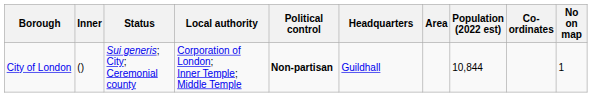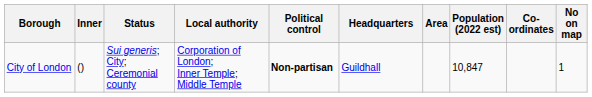(468, 68) 10,844 -> (468, 68) 10,847
